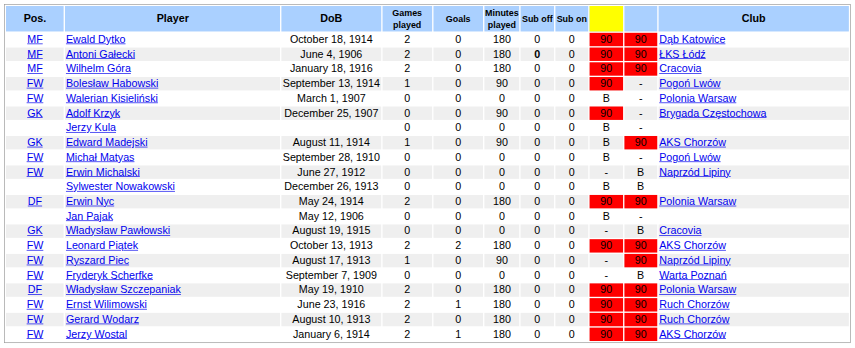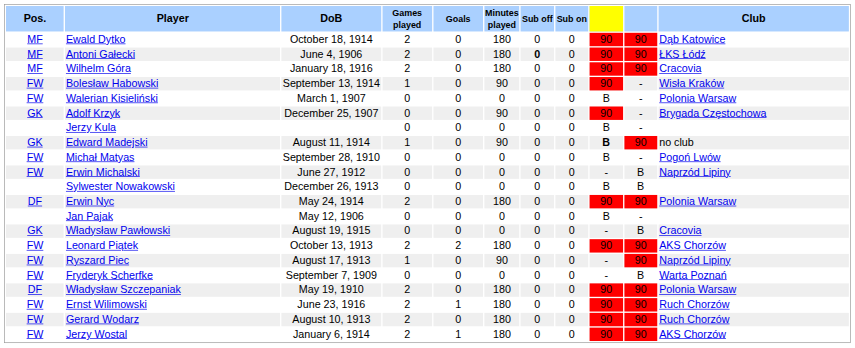(690, 83) Pogoń Lwów -> (692, 83) Wisła Kraków
(606, 142) normal -> (606, 142) bold
(693, 142) AKS Chorzów -> (677, 142) no club
